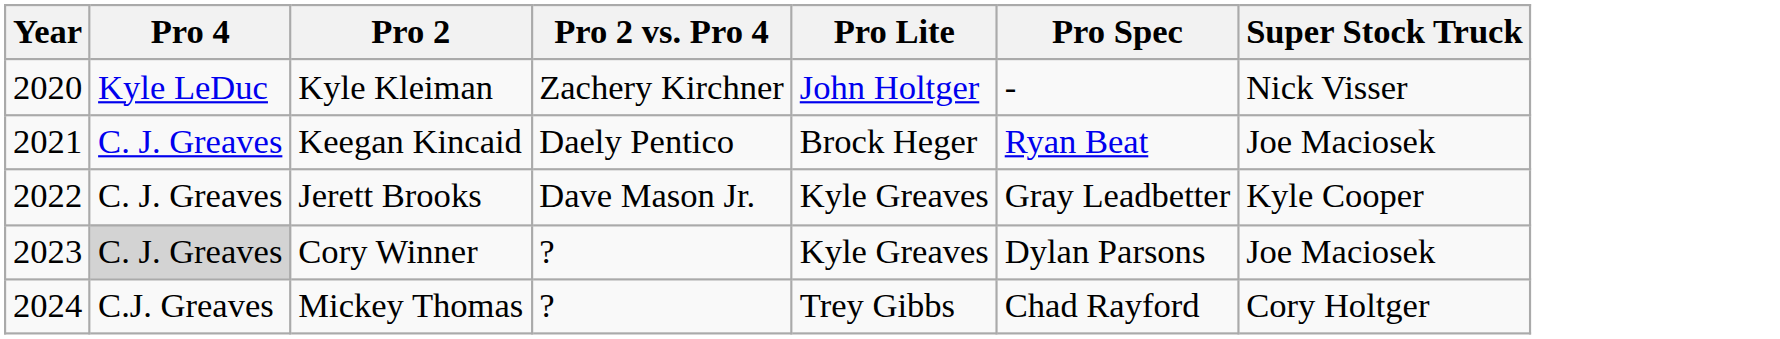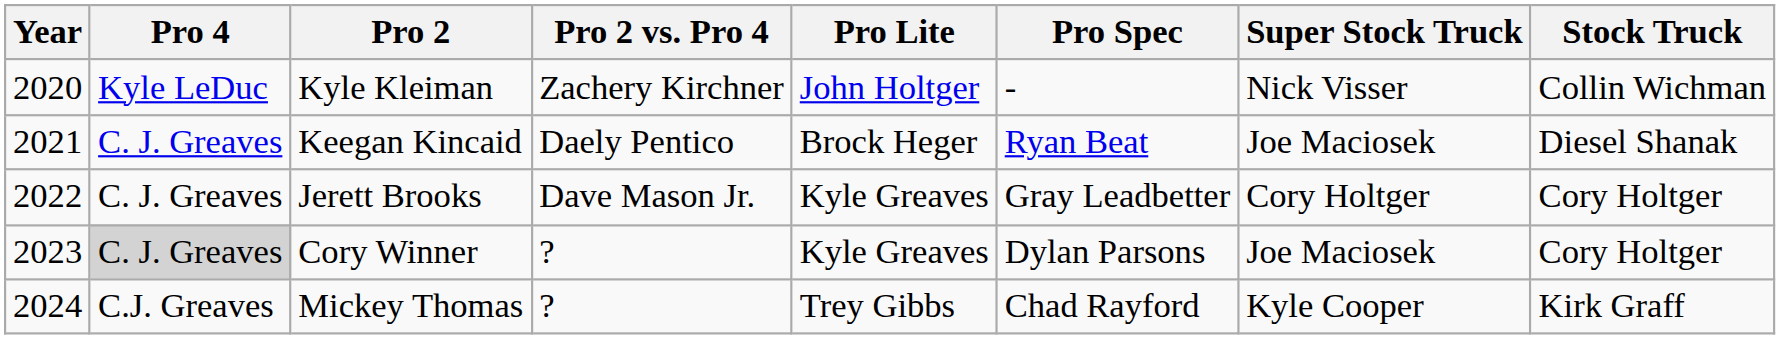+ column: (1652, 31)
(1335, 196) Kyle Cooper -> (1338, 196) Cory Holtger
(1338, 305) Cory Holtger -> (1335, 305) Kyle Cooper
